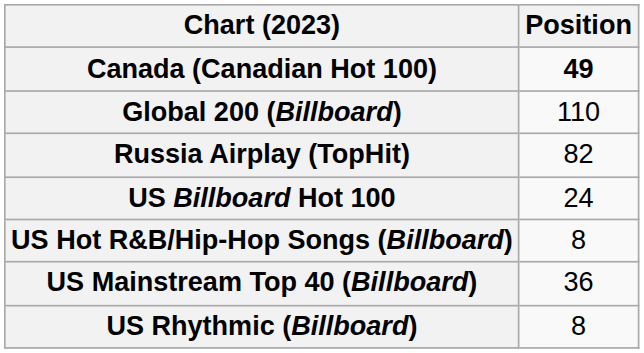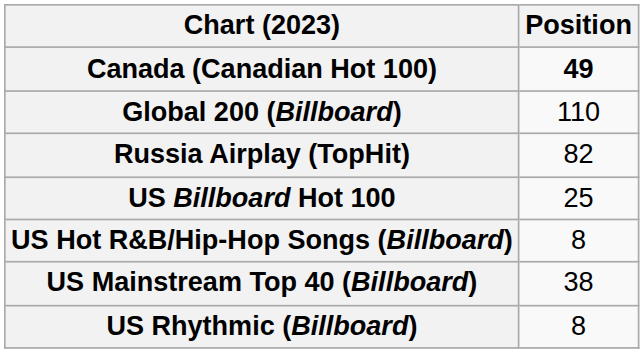(579, 197) 24 -> (579, 197) 25
(579, 283) 36 -> (579, 283) 38
